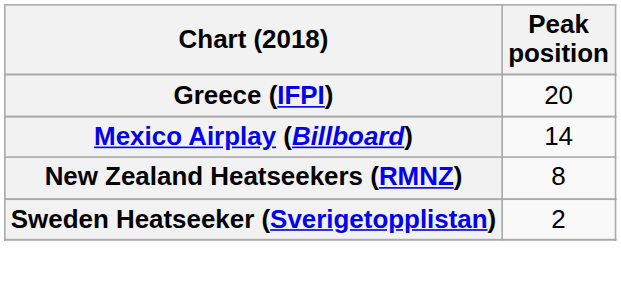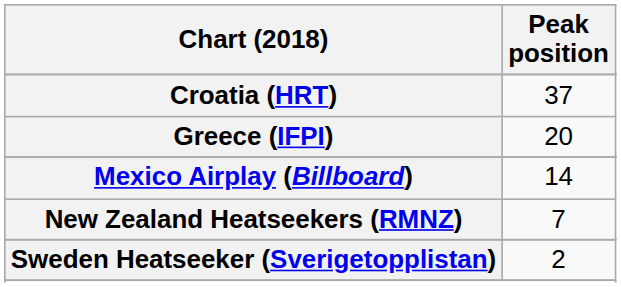+ row: (254, 95)
(559, 177) 8 -> (559, 218) 7
